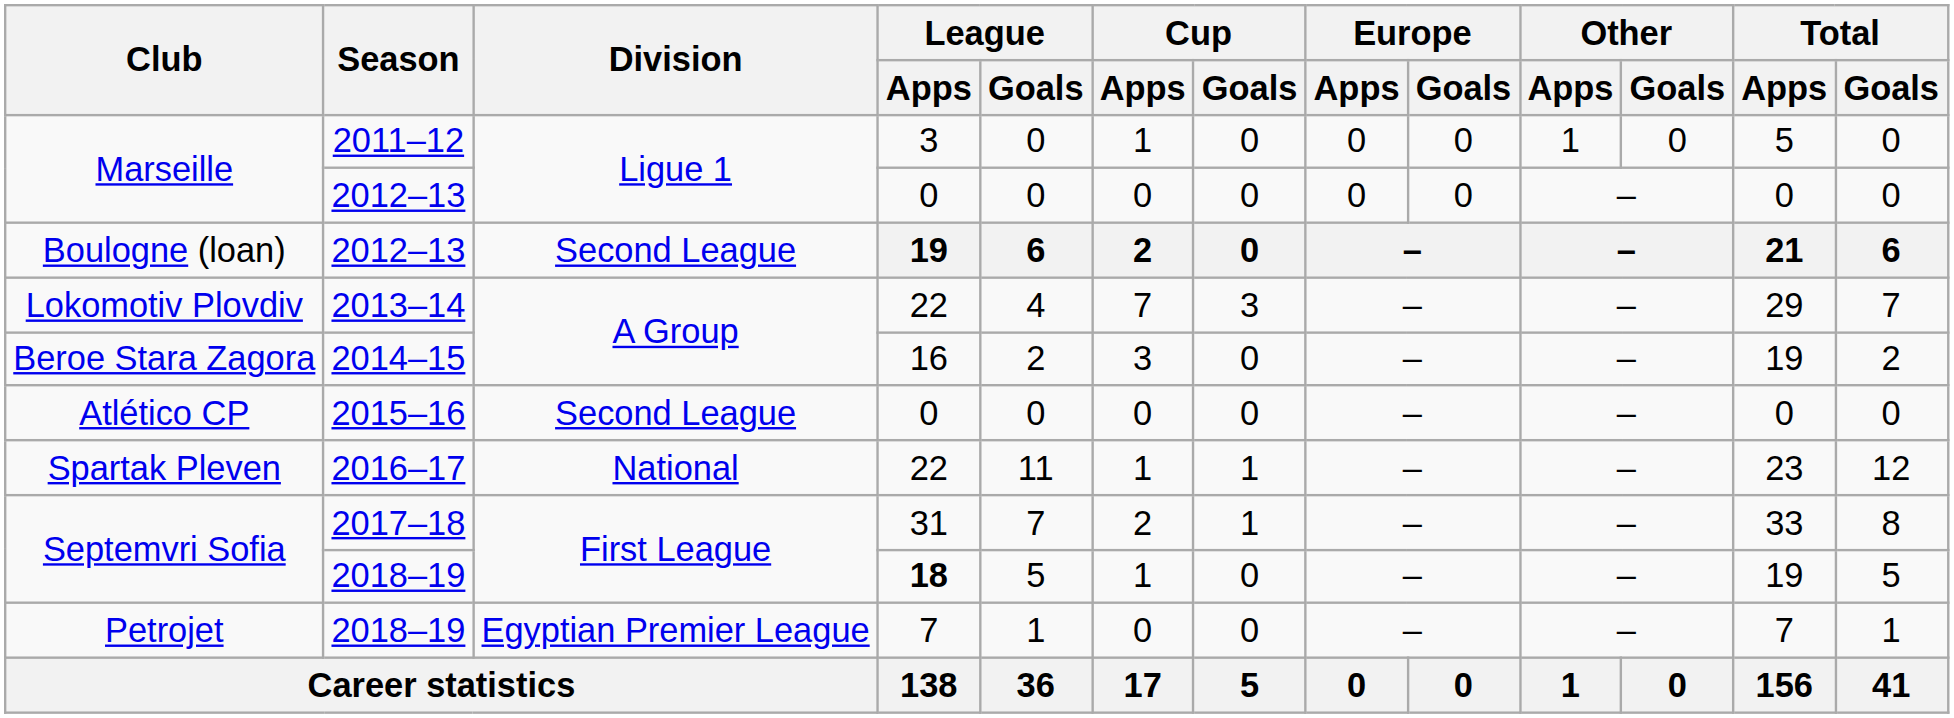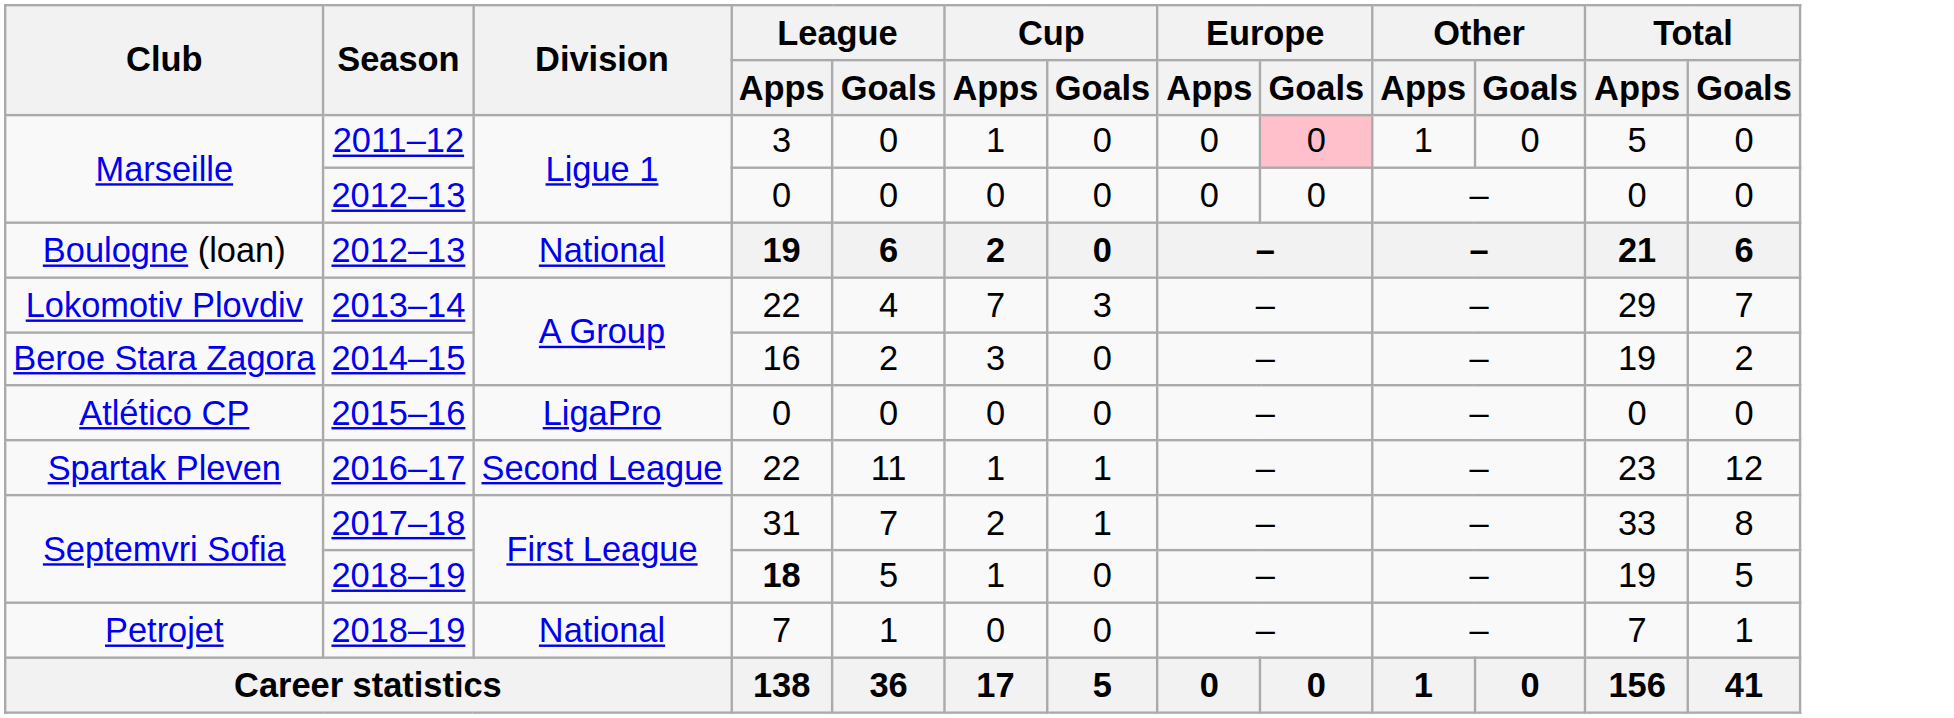(1463, 142) no background -> (1316, 142) pink background
(676, 250) Second League -> (602, 250) National
(676, 413) Second League -> (602, 413) LigaPro
(676, 468) National -> (602, 468) Second League
(676, 631) Egyptian Premier League -> (602, 631) National
